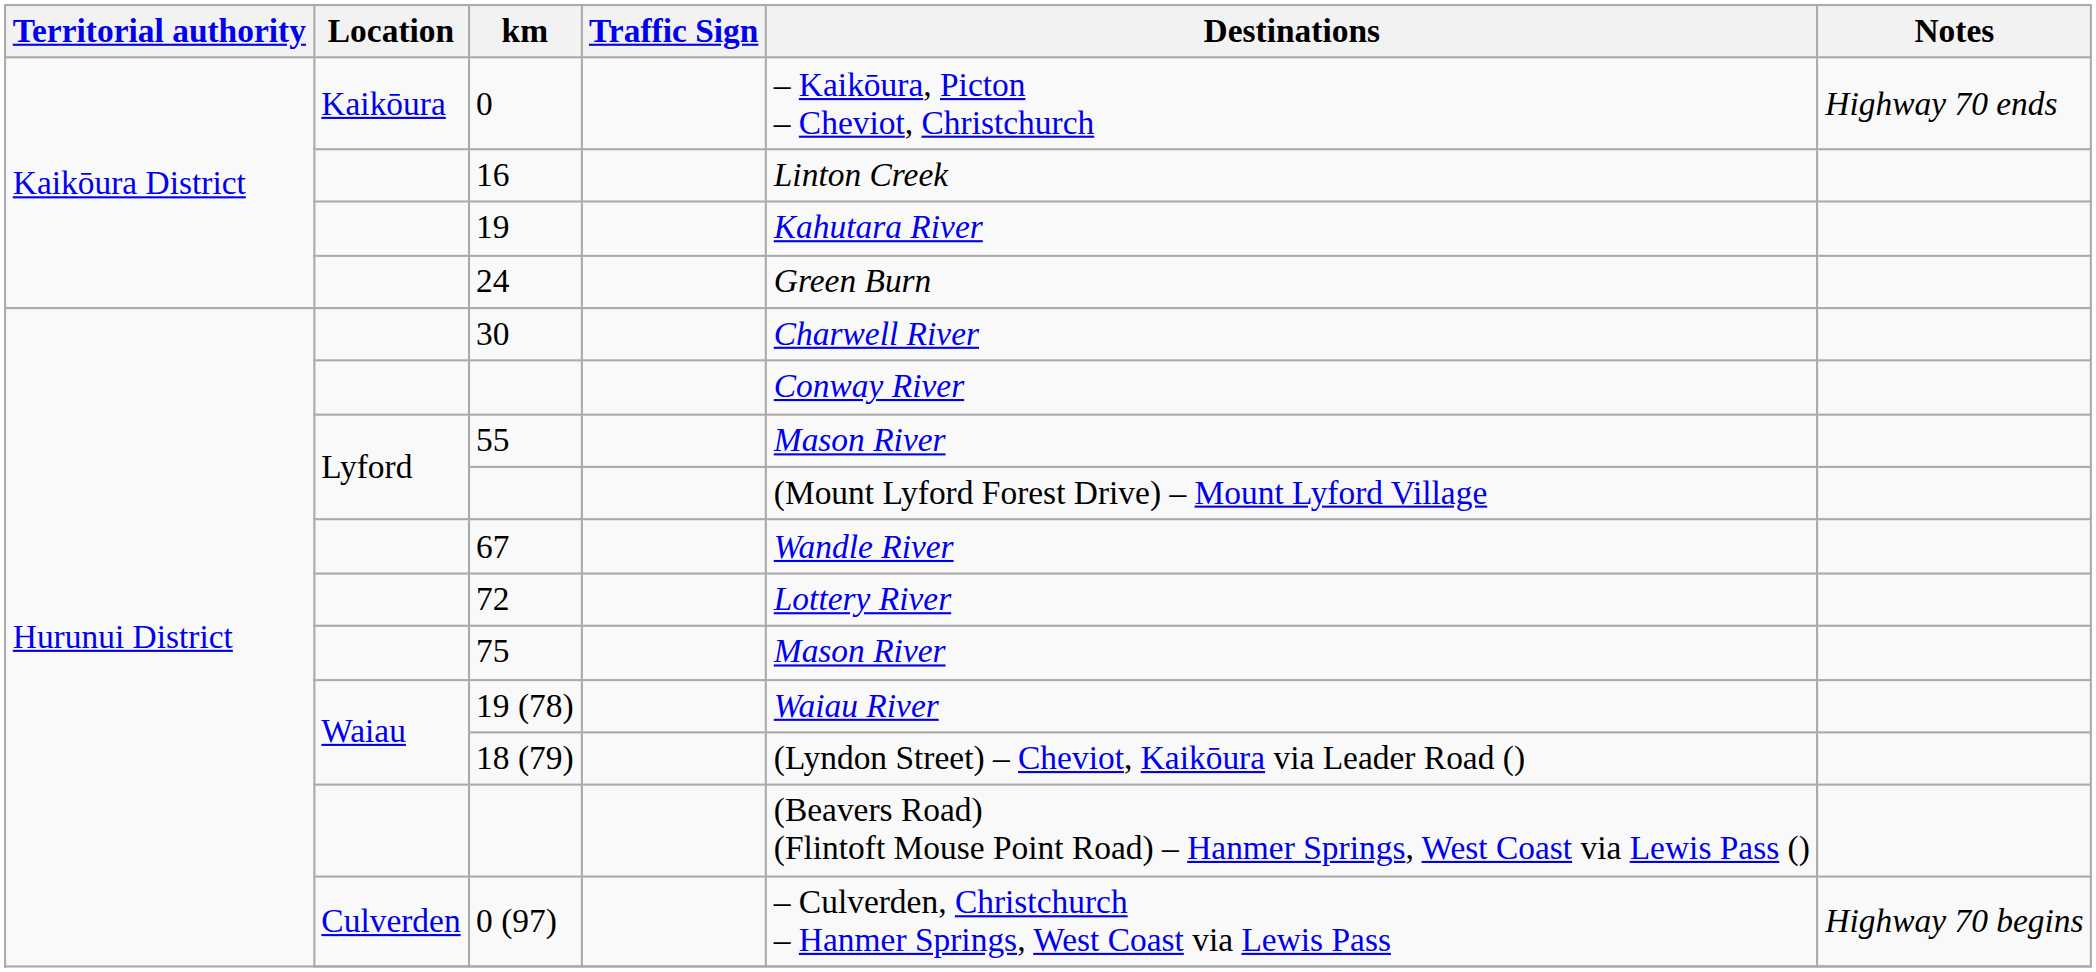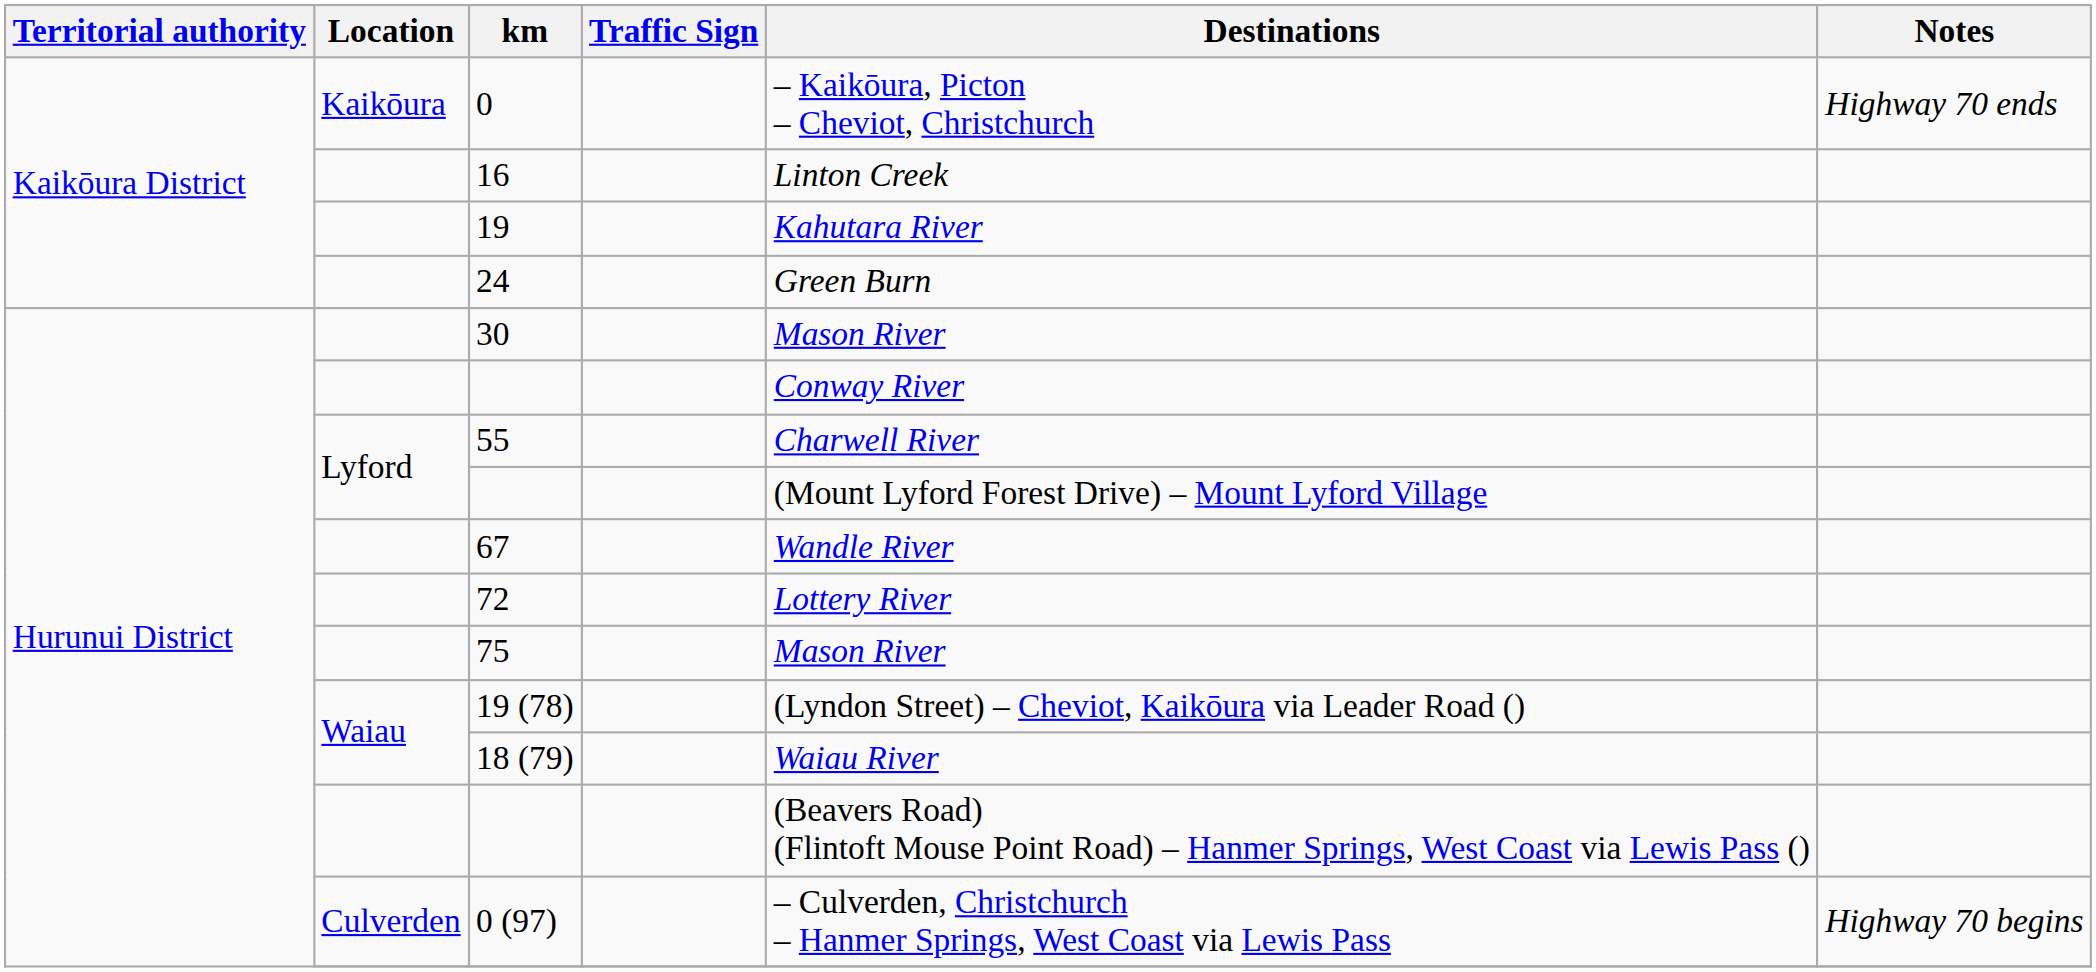(876, 333) Charwell River -> (860, 333) Mason River
(860, 439) Mason River -> (876, 439) Charwell River
(856, 705) Waiau River -> (1149, 705) (Lyndon Street) – Cheviot, Kaikōura via Leader Road ()
(1149, 758) (Lyndon Street) – Cheviot, Kaikōura via Leader Road () -> (856, 758) Waiau River
